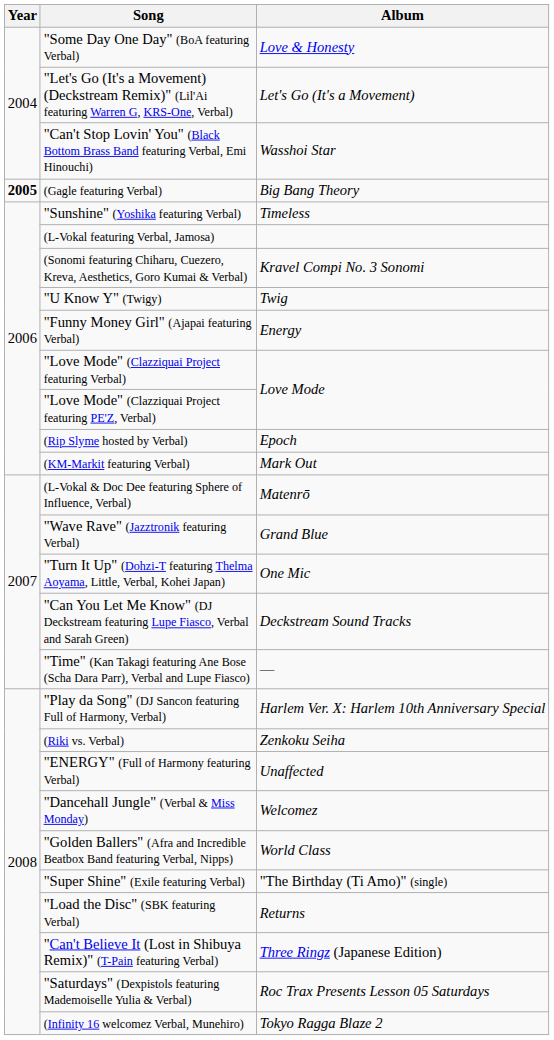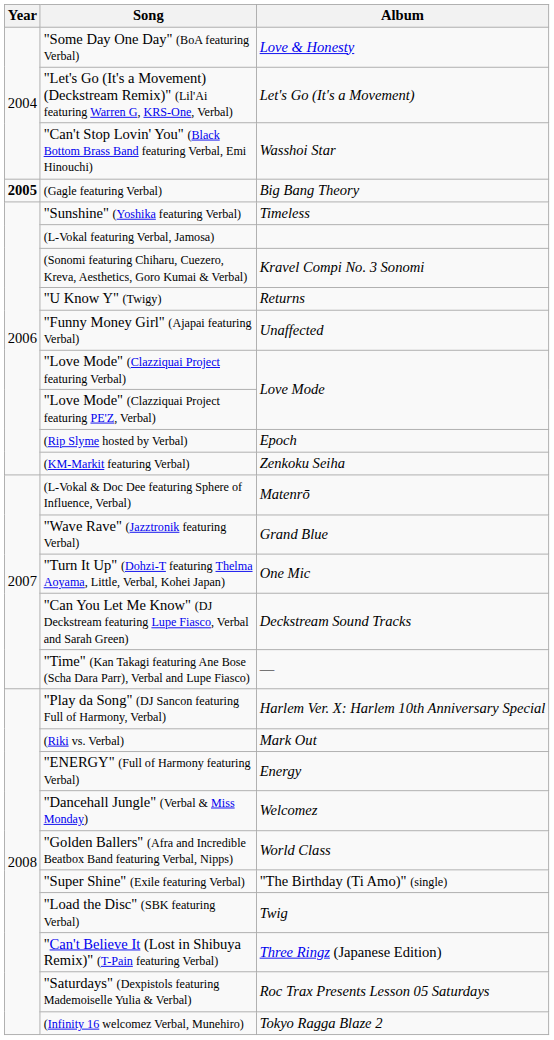(274, 299) Twig -> (282, 299) Returns
(280, 330) Energy -> (292, 330) Unaffected
(288, 463) Mark Out -> (302, 463) Zenkoku Seiha
(302, 739) Zenkoku Seiha -> (288, 739) Mark Out
(292, 771) Unaffected -> (280, 771) Energy
(282, 912) Returns -> (274, 912) Twig
